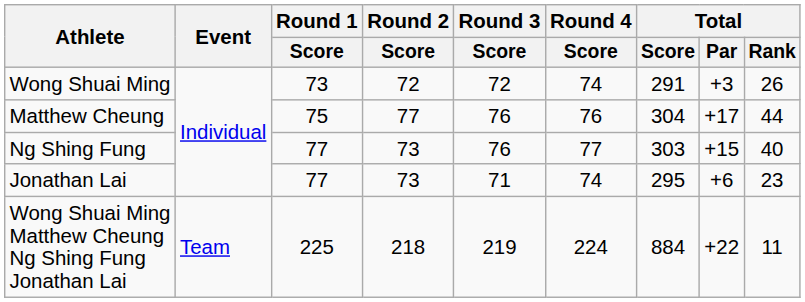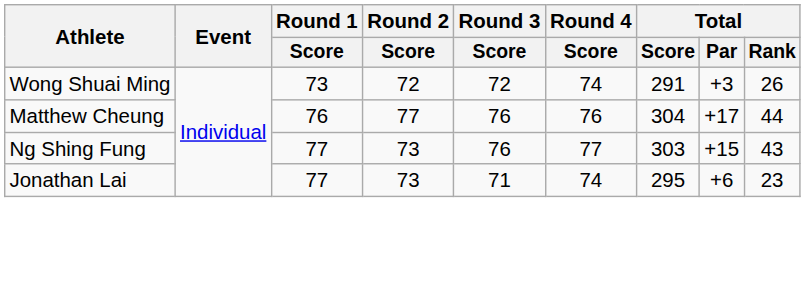(317, 116) 75 -> (317, 116) 76
(772, 149) 40 -> (772, 149) 43
- row: (90, 247)
